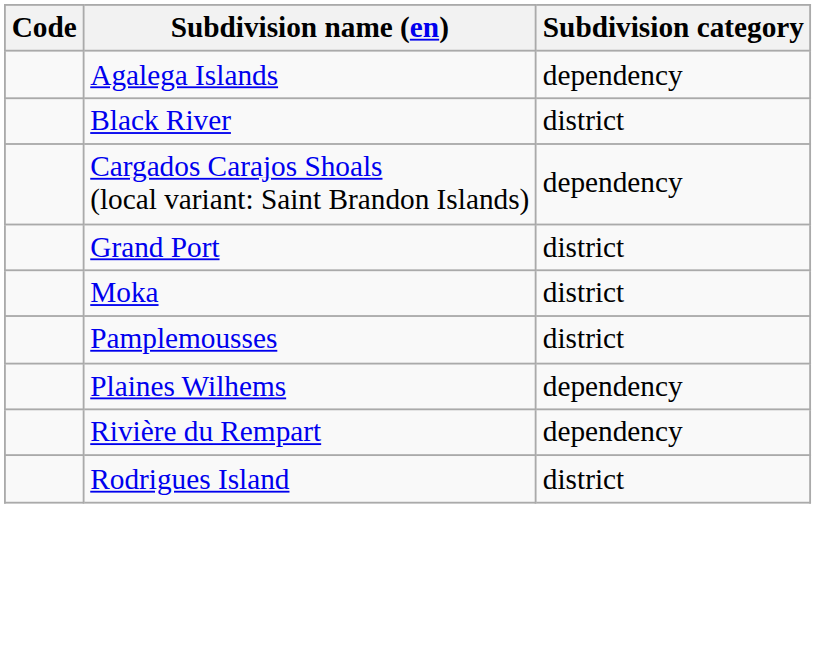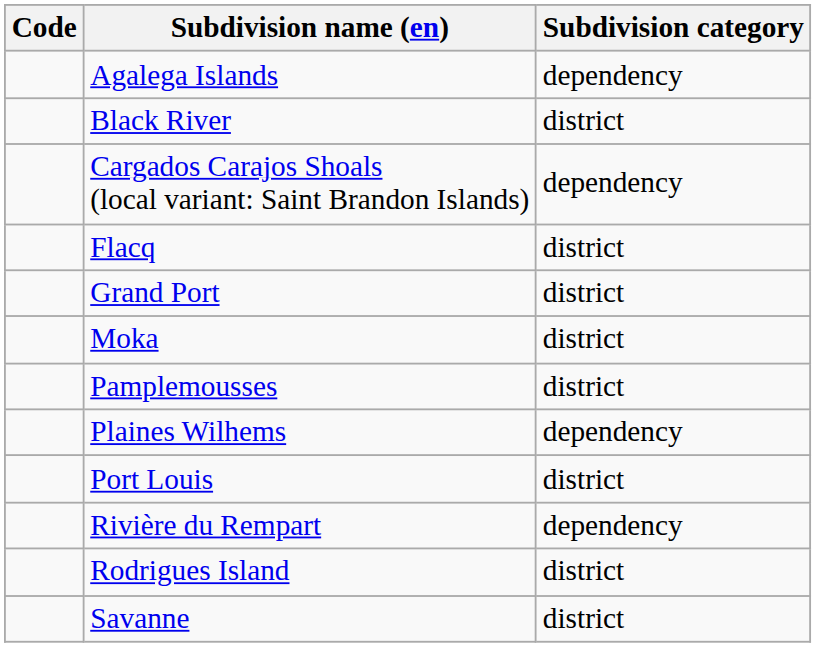+ row: (123, 246)
+ row: (152, 478)
+ row: (140, 617)
